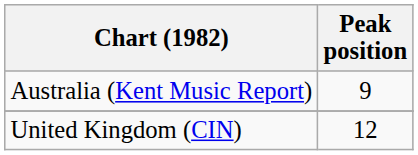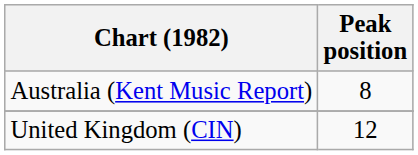(365, 90) 9 -> (365, 90) 8
